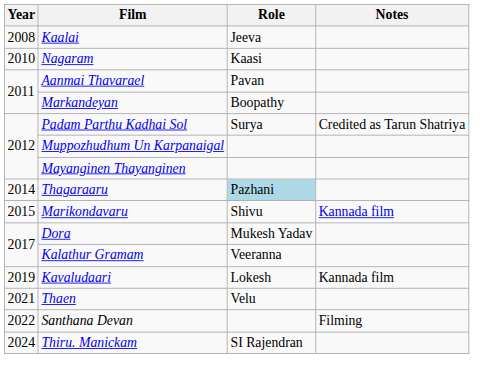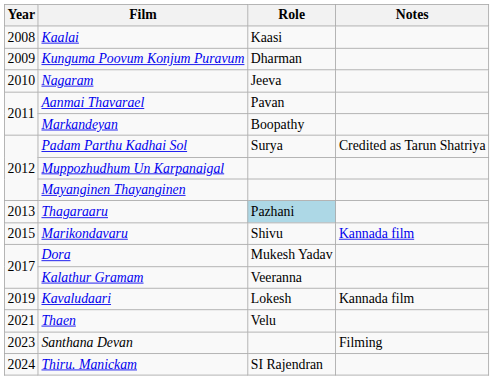(246, 37) Jeeva -> (266, 37) Kaasi
+ row: (143, 59)
(246, 59) Kaasi -> (266, 80) Jeeva
(21, 189) 2014 -> (21, 211) 2013
(21, 320) 2022 -> (21, 342) 2023
